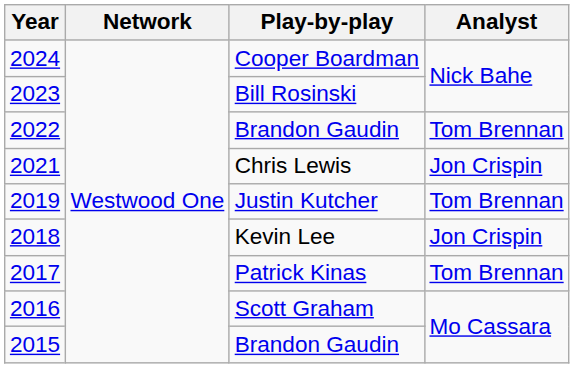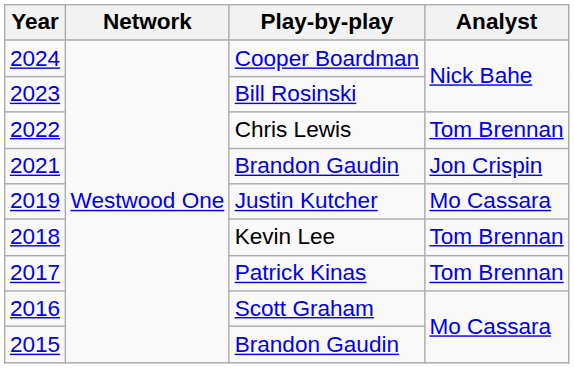(317, 129) Brandon Gaudin -> (293, 129) Chris Lewis
(293, 165) Chris Lewis -> (317, 165) Brandon Gaudin
(497, 201) Tom Brennan -> (490, 201) Mo Cassara
(486, 237) Jon Crispin -> (497, 237) Tom Brennan
